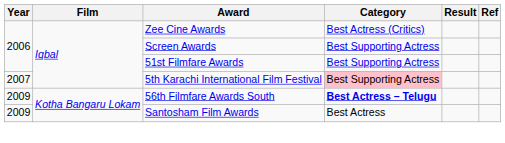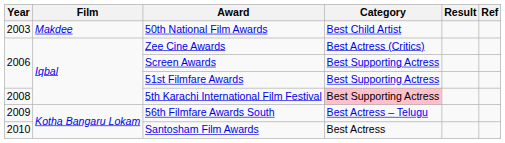+ row: (206, 29)
(19, 79) 2007 -> (19, 96) 2008
(381, 96) bold -> (377, 113) normal
(19, 113) 2009 -> (19, 130) 2010
